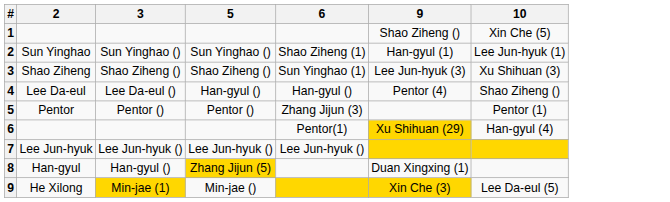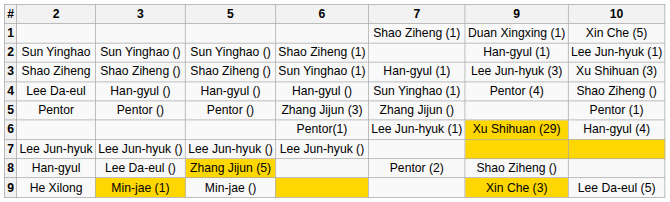+ column: (417, 14)
(420, 33) Shao Ziheng () -> (517, 33) Duan Xingxing (1)
(140, 91) Lee Da-eul () -> (140, 91) Han-gyul ()
(140, 168) Han-gyul () -> (140, 168) Lee Da-eul ()
(420, 168) Duan Xingxing (1) -> (517, 168) Shao Ziheng ()
